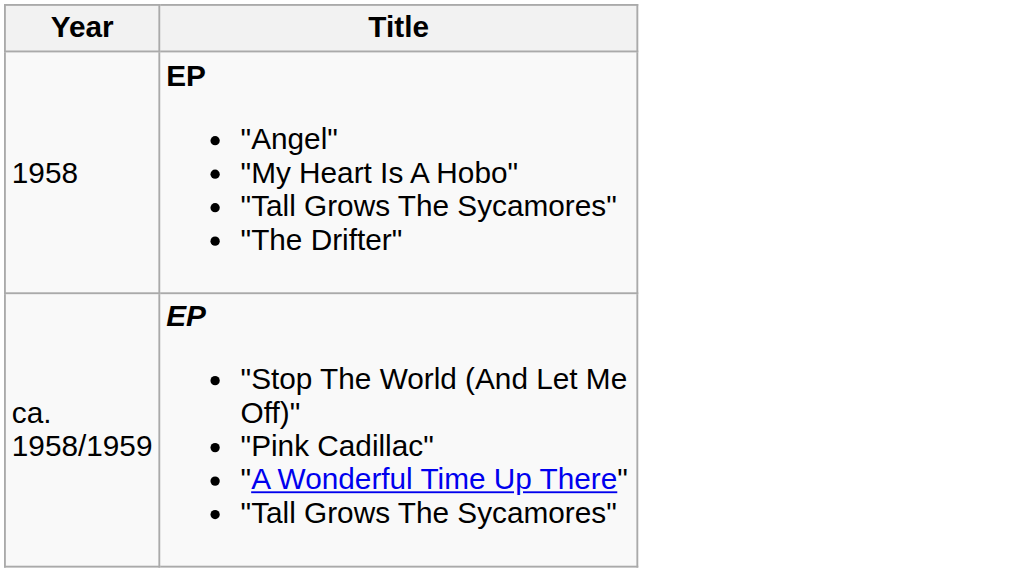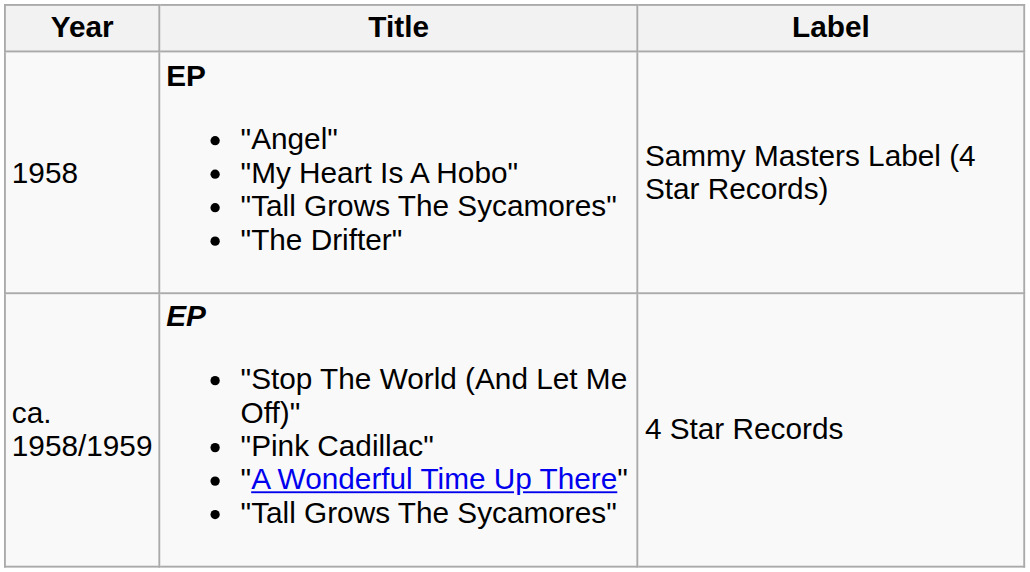+ column: (831, 28)
